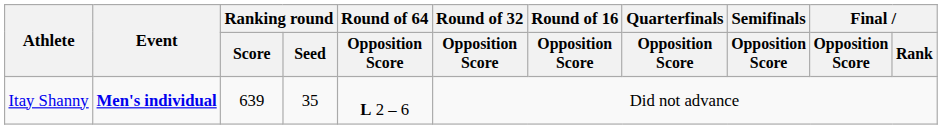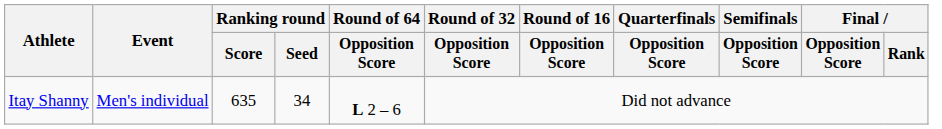(157, 100) bold -> (153, 100) normal
(252, 100) 639 -> (244, 100) 635
(310, 100) 35 -> (302, 100) 34
